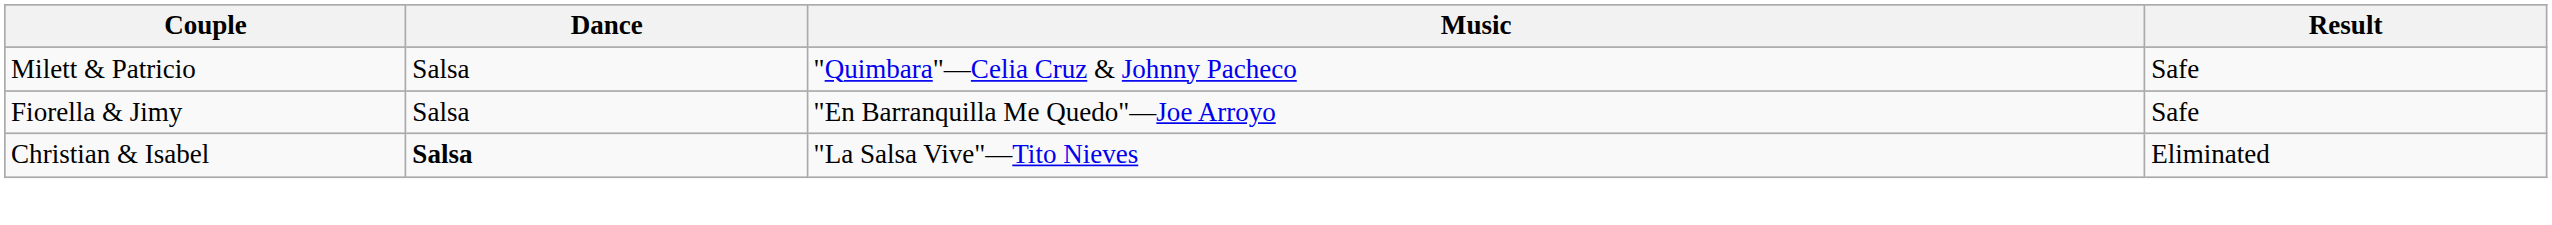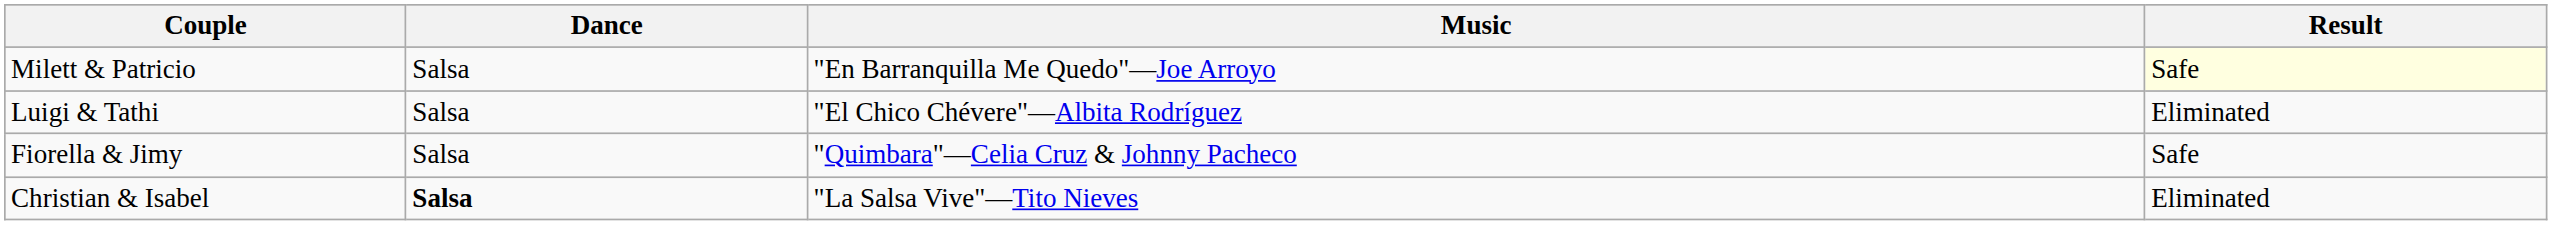(1055, 68) "Quimbara"—Celia Cruz & Johnny Pacheco -> (1045, 68) "En Barranquilla Me Quedo"—Joe Arroyo
(2175, 68) no background -> (2175, 68) lightyellow background
+ row: (85, 111)
(1045, 111) "En Barranquilla Me Quedo"—Joe Arroyo -> (1055, 154) "Quimbara"—Celia Cruz & Johnny Pacheco
